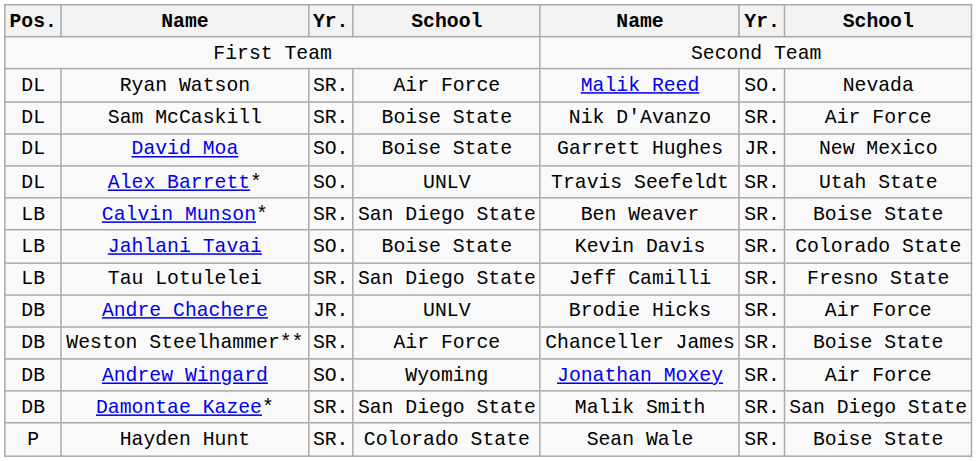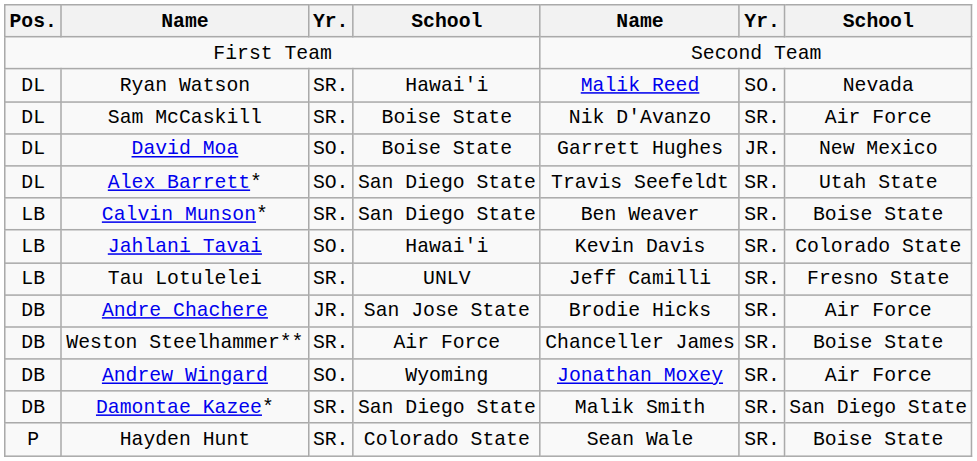(447, 85) Air Force -> (447, 85) Hawai'i
(447, 182) UNLV -> (447, 182) San Diego State
(447, 246) Boise State -> (447, 246) Hawai'i
(447, 279) San Diego State -> (447, 279) UNLV
(447, 311) UNLV -> (447, 311) San Jose State
